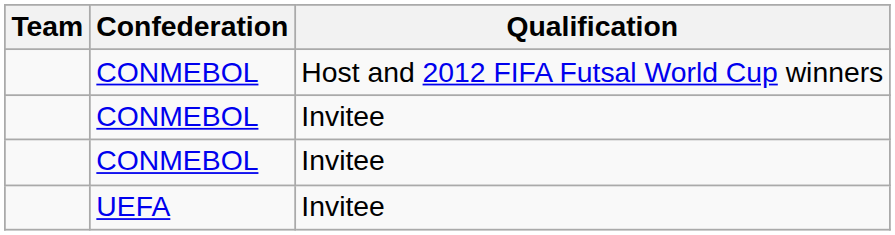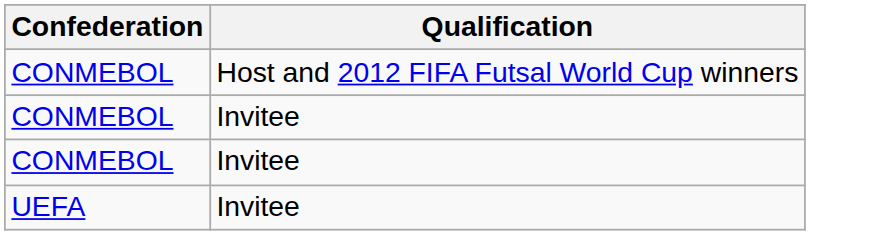- column: (47, 26)
